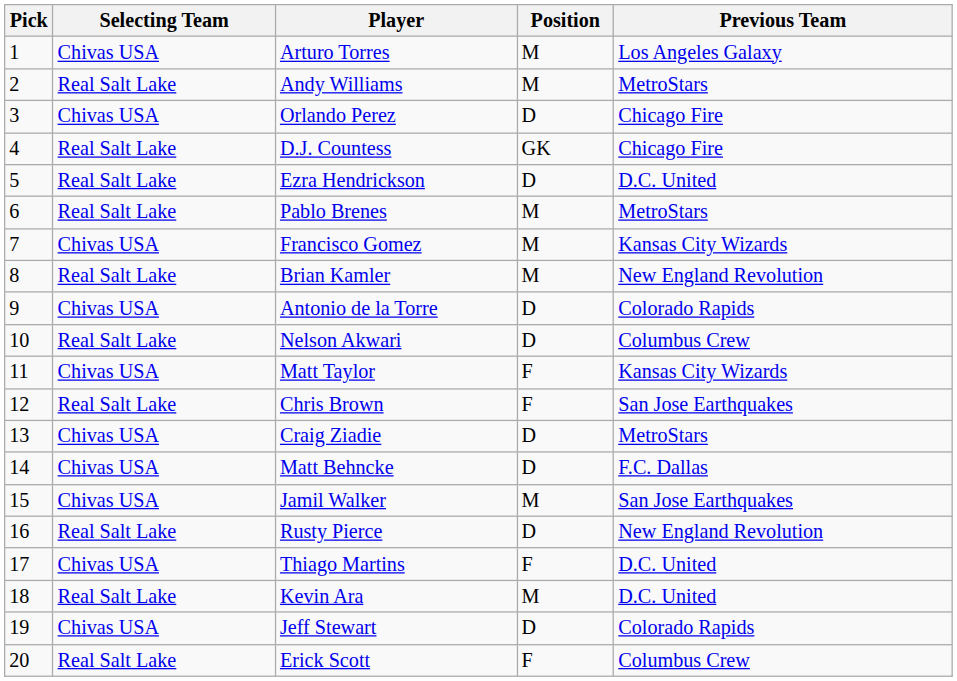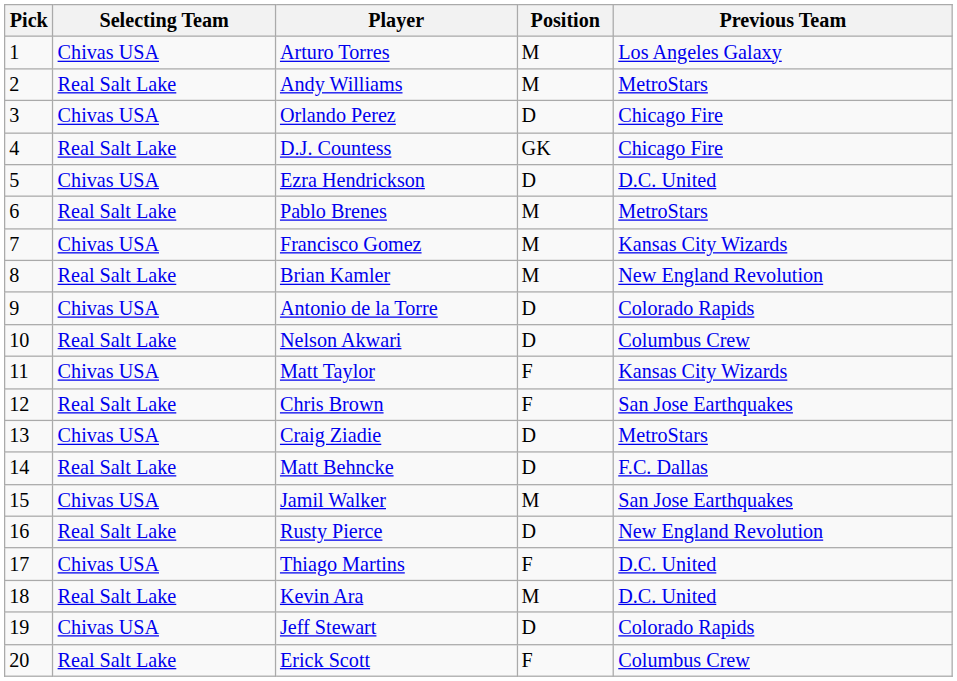(117, 180) Real Salt Lake -> (108, 180) Chivas USA
(108, 468) Chivas USA -> (117, 468) Real Salt Lake
